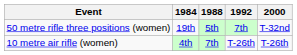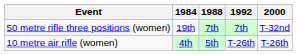(212, 27) 5th -> (212, 27) 7th
(212, 43) 7th -> (212, 43) 5th
